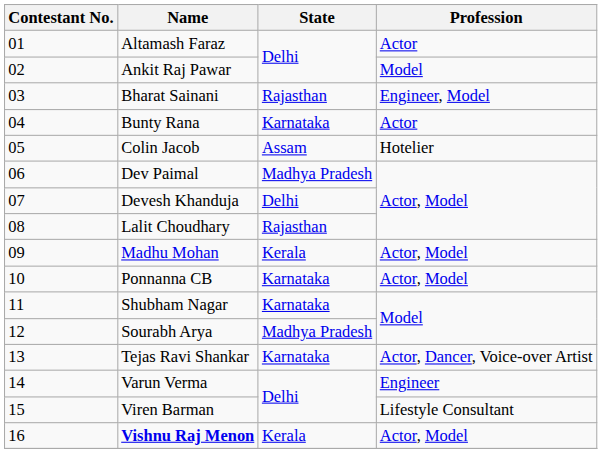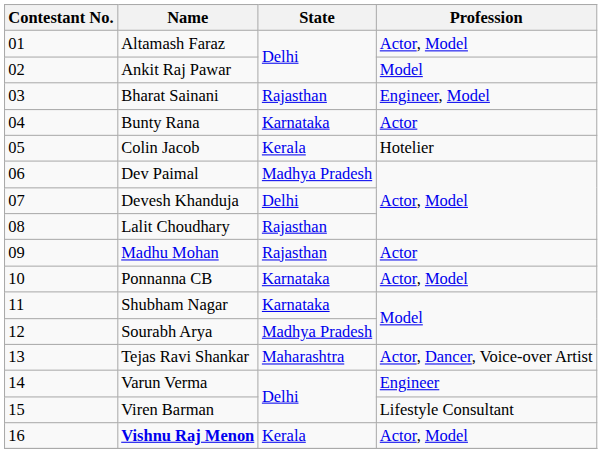(399, 43) Actor -> (424, 43) Actor, Model
(284, 148) Assam -> (284, 148) Kerala
(284, 252) Kerala -> (294, 252) Rajasthan
(424, 252) Actor, Model -> (399, 252) Actor
(296, 357) Karnataka -> (303, 357) Maharashtra
